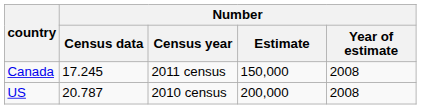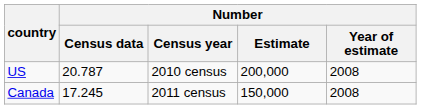rows swapped: (17, 93) <-> (31, 72)
